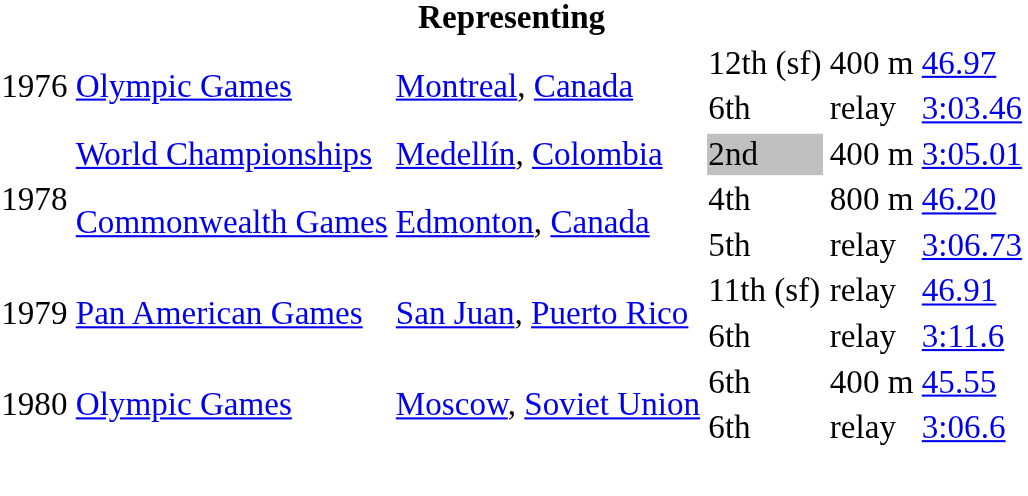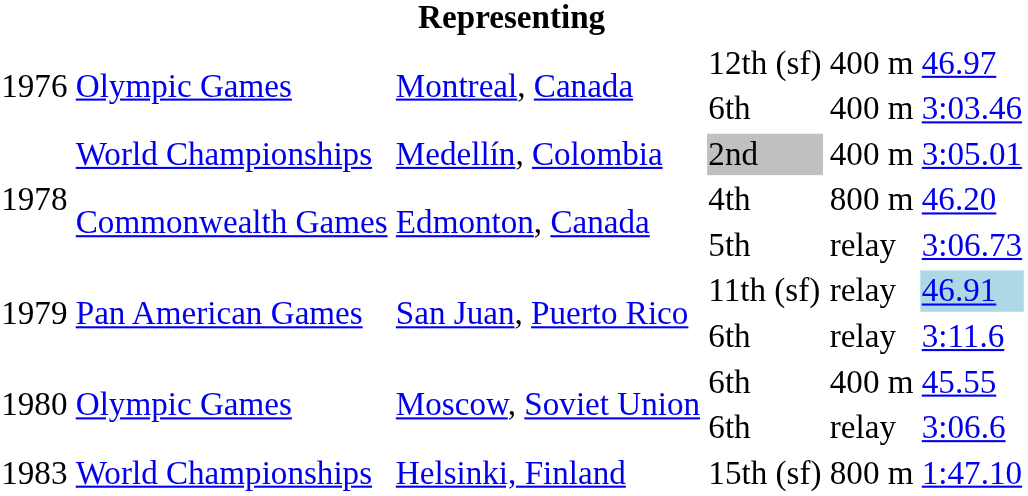(863, 108) relay -> (872, 108) 400 m
(959, 290) no background -> (959, 290) lightblue background
+ row: (511, 472)
